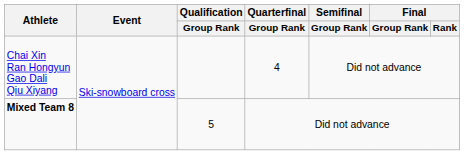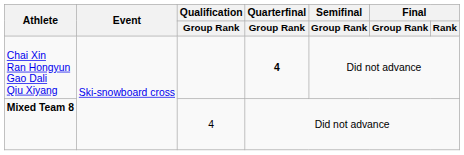(277, 68) normal -> (277, 68) bold
(211, 125) 5 -> (211, 125) 4
